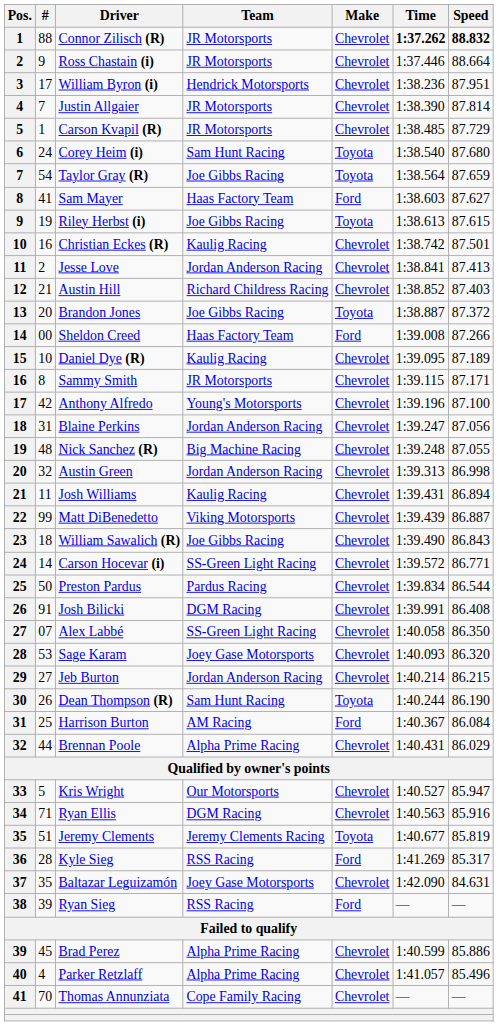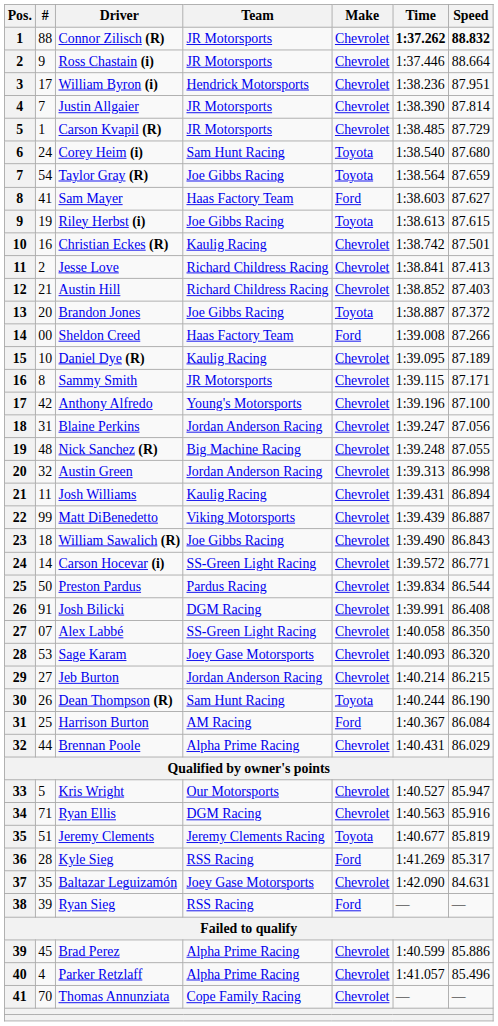(254, 266) Jordan Anderson Racing -> (257, 266) Richard Childress Racing
